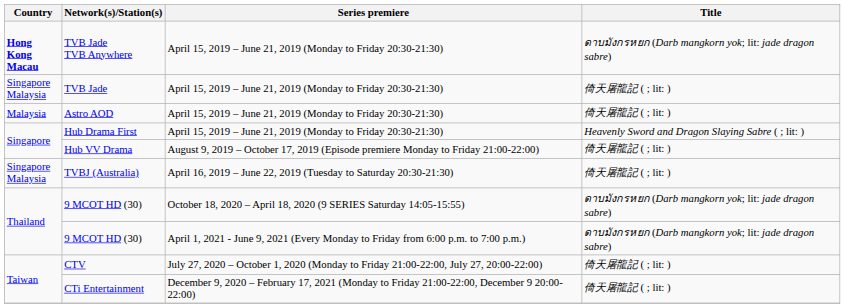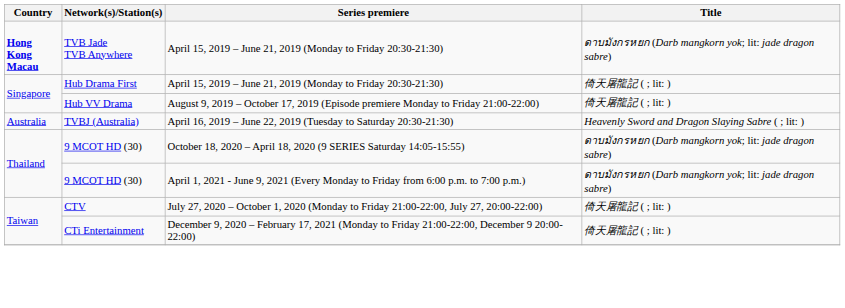- row: (86, 89)
- row: (89, 113)
(694, 131) Heavenly Sword and Dragon Slaying Sabre ( ; lit: ) -> (627, 83) 倚天屠龍記 ( ; lit: )
(29, 173) Singapore Malaysia -> (26, 121) Australia
(627, 172) 倚天屠龍記 ( ; lit: ) -> (694, 121) Heavenly Sword and Dragon Slaying Sabre ( ; lit: )
